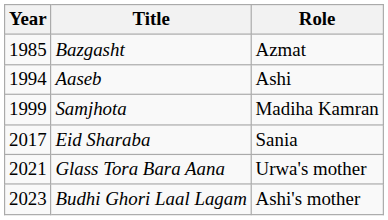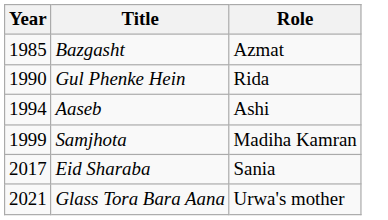+ row: (120, 79)
- row: (151, 199)
